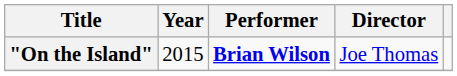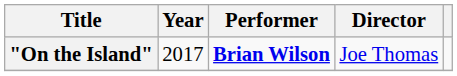(183, 53) 2015 -> (183, 53) 2017
